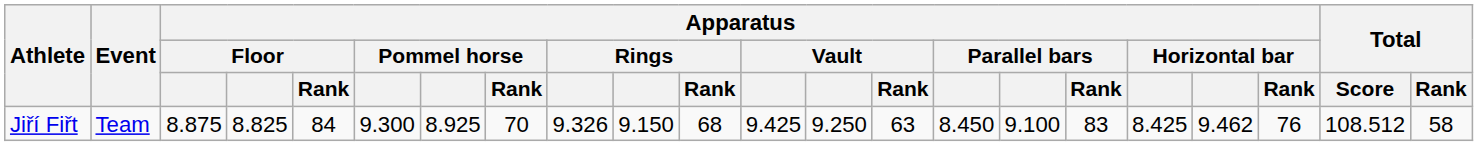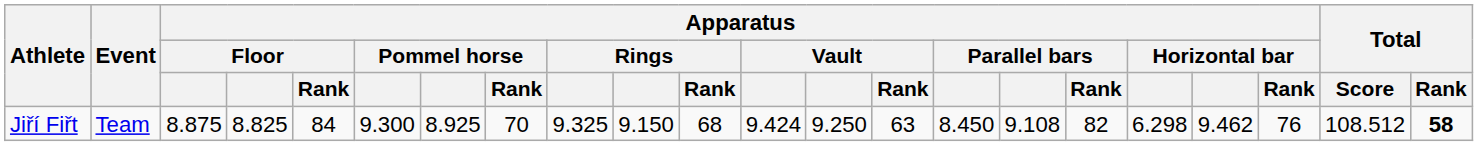(580, 124) 9.326 -> (580, 124) 9.325
(773, 124) 9.425 -> (773, 124) 9.424
(1032, 124) 9.100 -> (1032, 124) 9.108
(1096, 124) 83 -> (1096, 124) 82
(1160, 124) 8.425 -> (1160, 124) 6.298
(1441, 124) normal -> (1441, 124) bold
